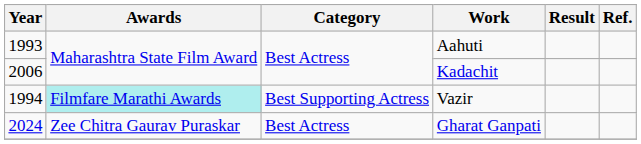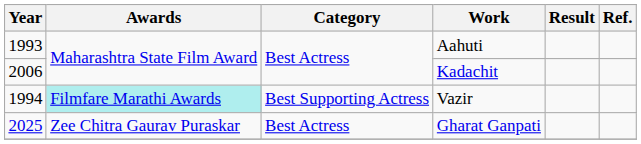(25, 125) 2024 -> (25, 125) 2025
